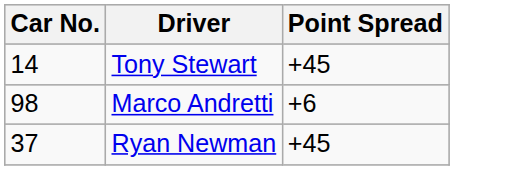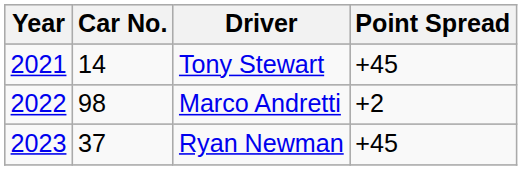+ column: (39, 24)
(302, 104) +6 -> (370, 104) +2
